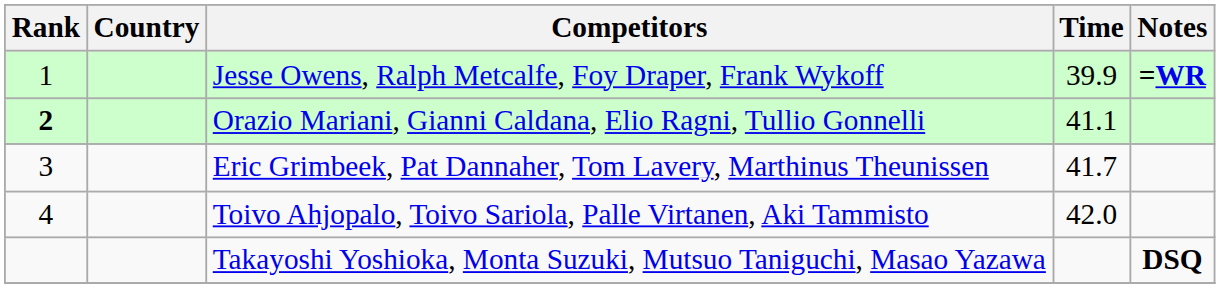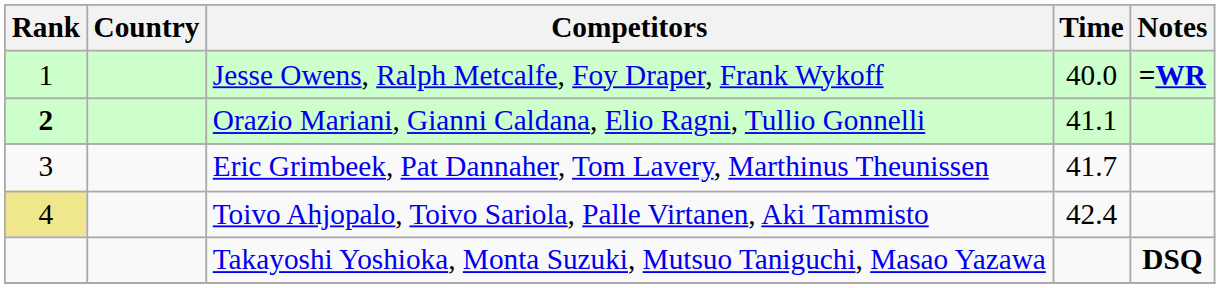(1092, 74) 39.9 -> (1092, 74) 40.0
(46, 213) no background -> (46, 213) khaki background
(1092, 213) 42.0 -> (1092, 213) 42.4
